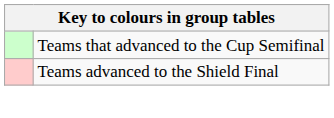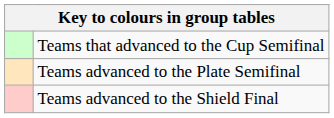+ row: (169, 71)
